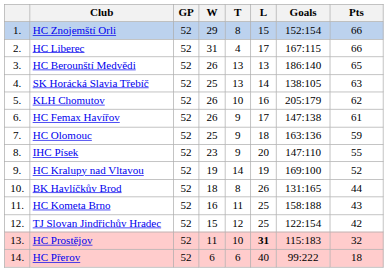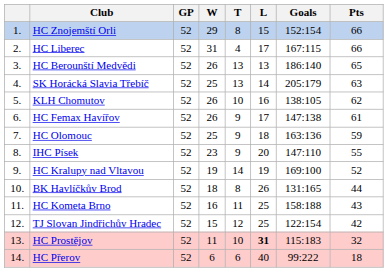(303, 83) 138:105 -> (303, 83) 205:179
(303, 100) 205:179 -> (303, 100) 138:105
